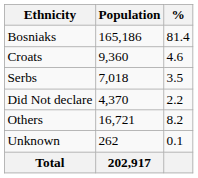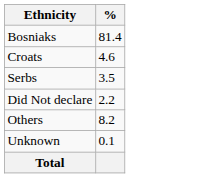- column: (129, 15)
